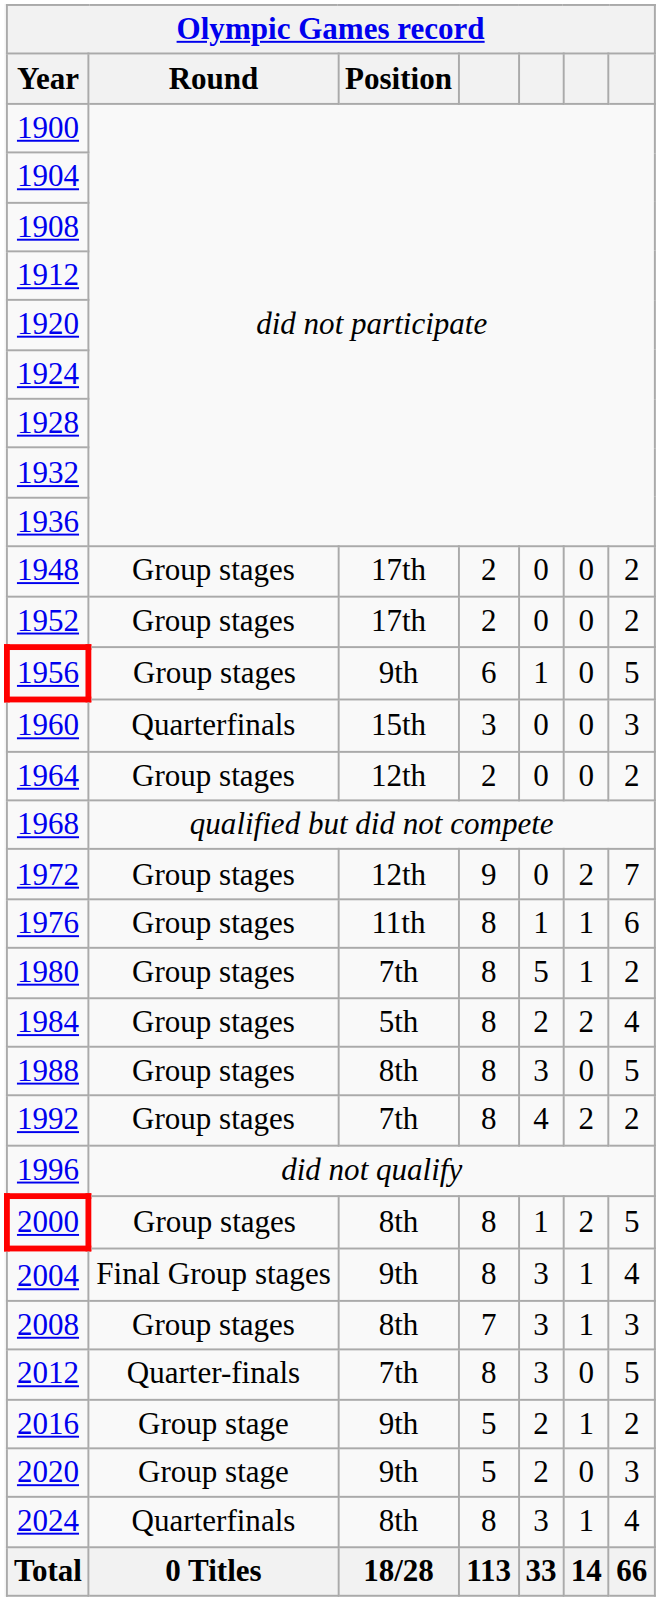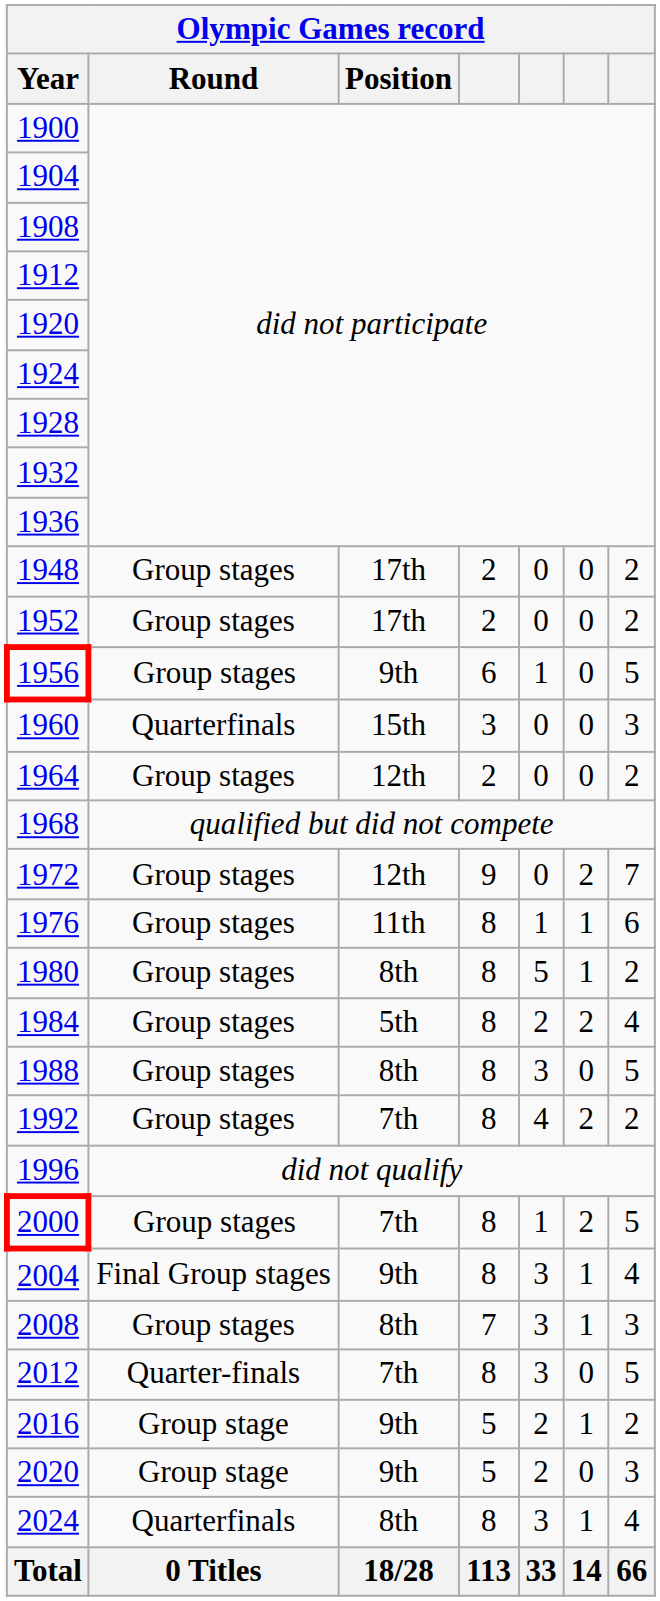(399, 972) 7th -> (399, 972) 8th
(399, 1222) 8th -> (399, 1222) 7th
